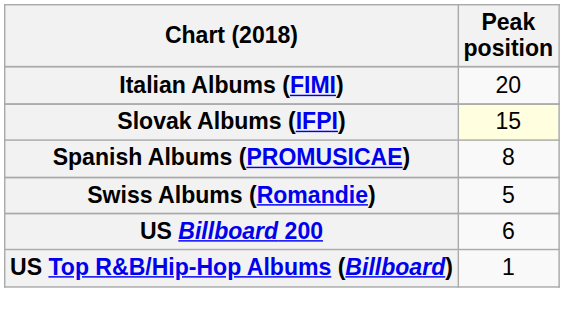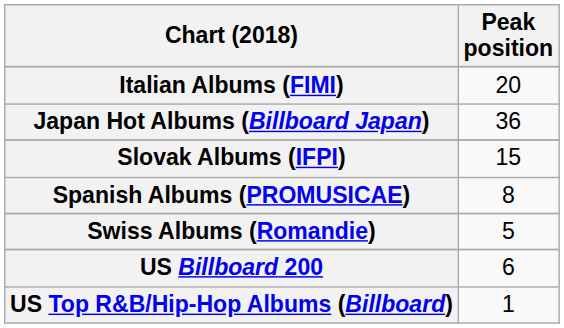+ row: (231, 121)
(508, 121) lightyellow background -> (508, 158) no background
